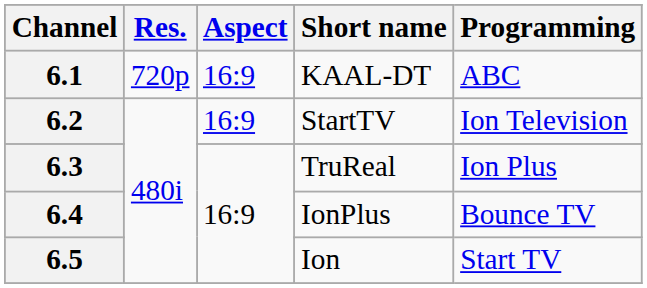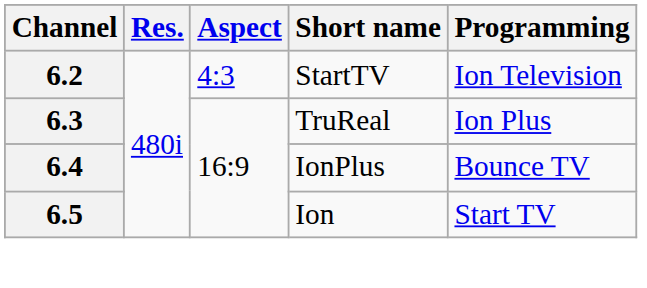- row: (65, 74)
(229, 120) 16:9 -> (216, 74) 4:3
